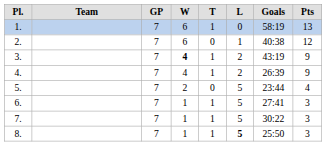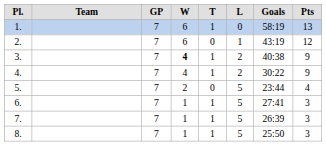(273, 42) 40:38 -> (273, 42) 43:19
(273, 57) 43:19 -> (273, 57) 40:38
(273, 73) 26:39 -> (273, 73) 30:22
(273, 118) 30:22 -> (273, 118) 26:39
(240, 133) bold -> (240, 133) normal
